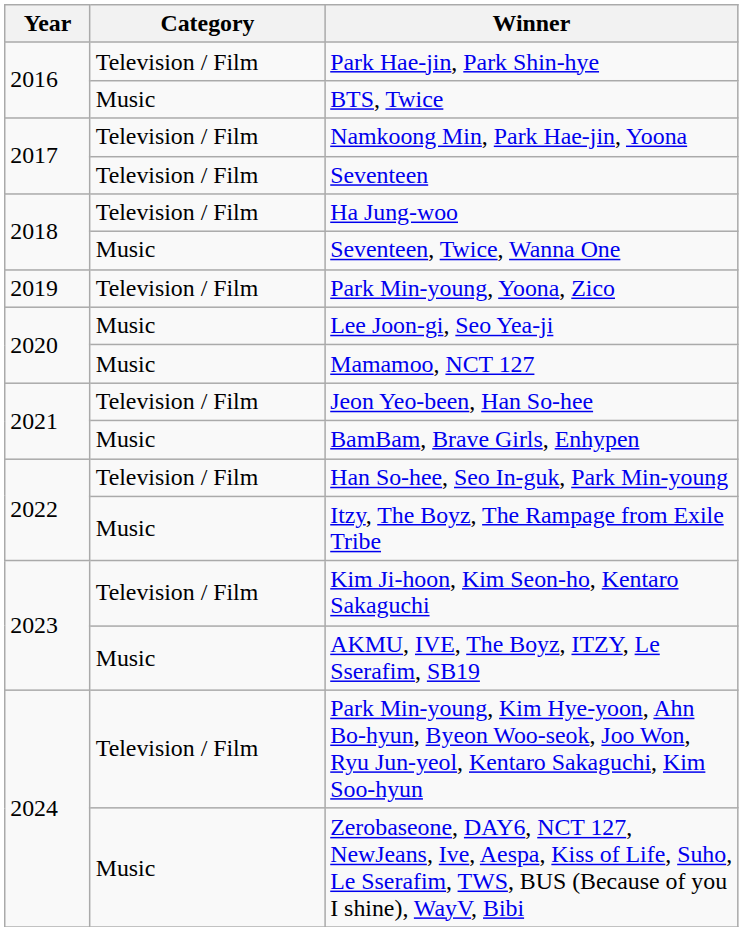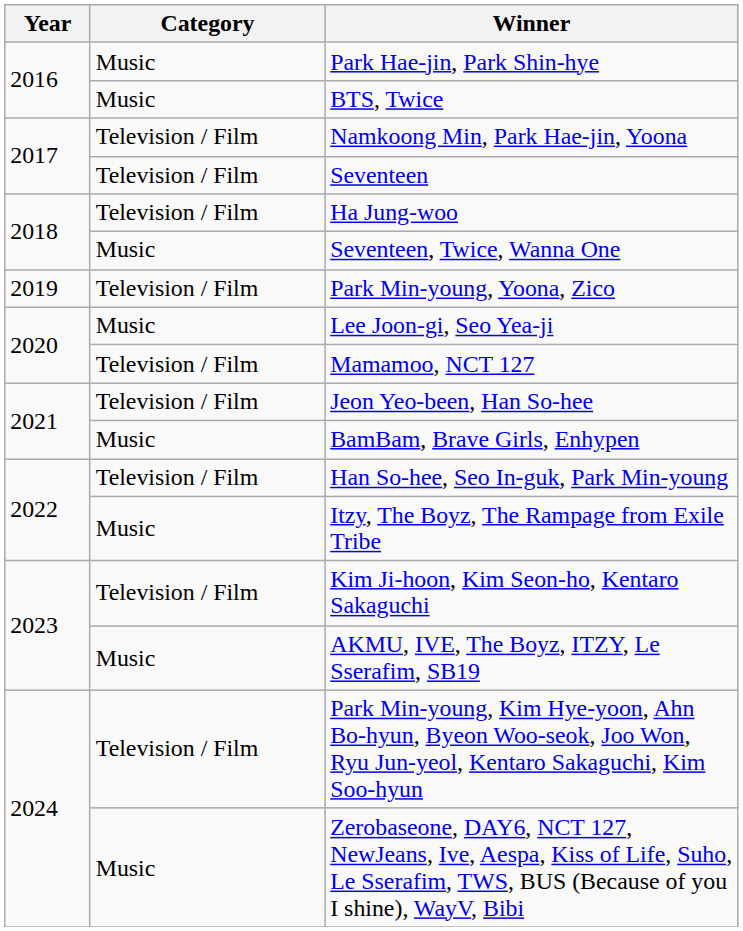(177, 61) Television / Film -> (126, 61) Music
(126, 363) Music -> (177, 363) Television / Film
